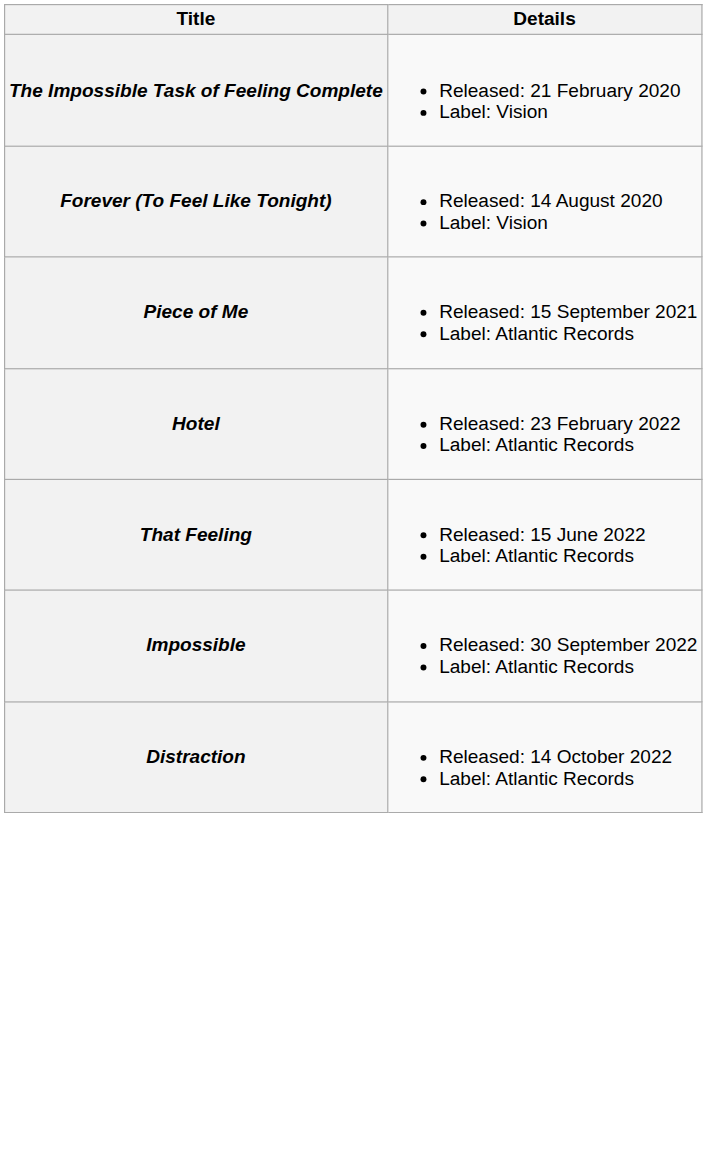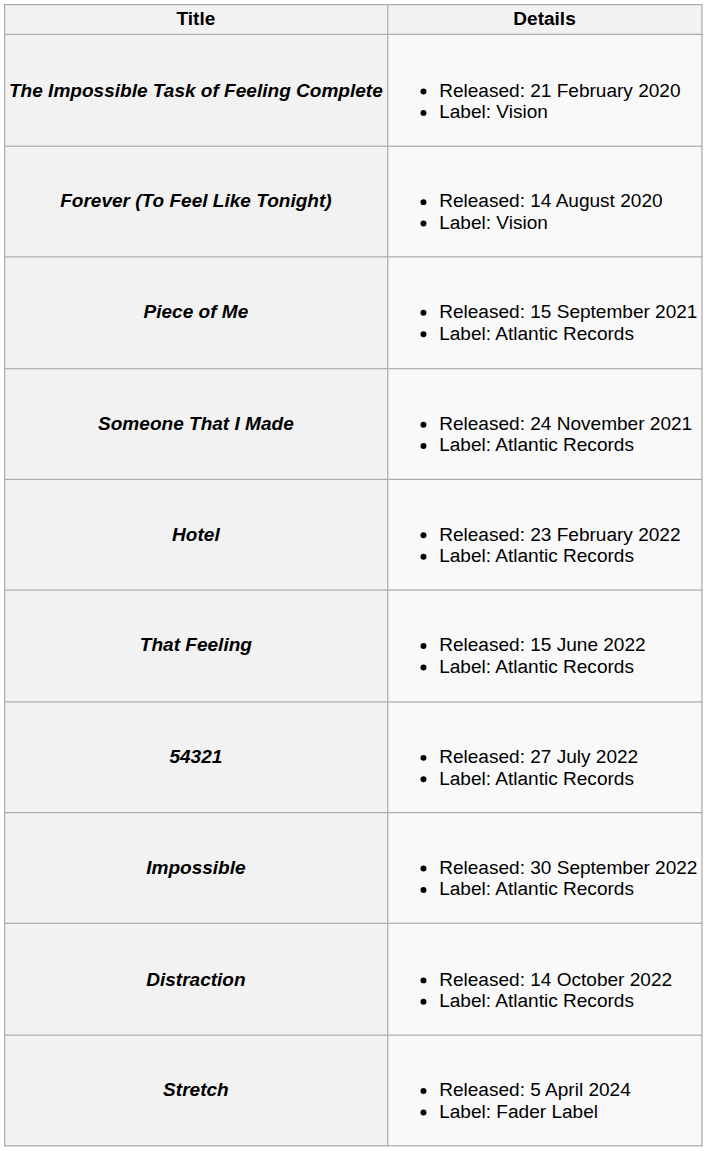+ row: (196, 423)
+ row: (196, 756)
+ row: (196, 1090)
